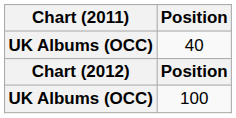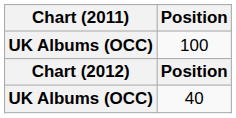rows swapped: (194, 98) <-> (194, 44)
